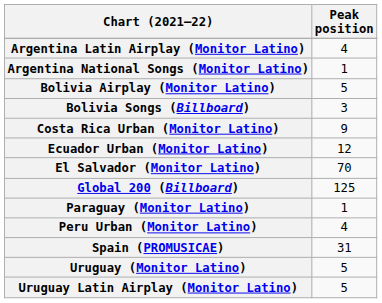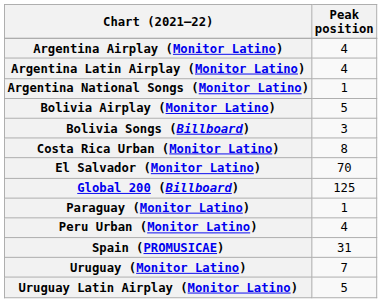+ row: (158, 48)
(344, 128) 9 -> (344, 148) 8
- row: (158, 148)
(344, 268) 5 -> (344, 268) 7
